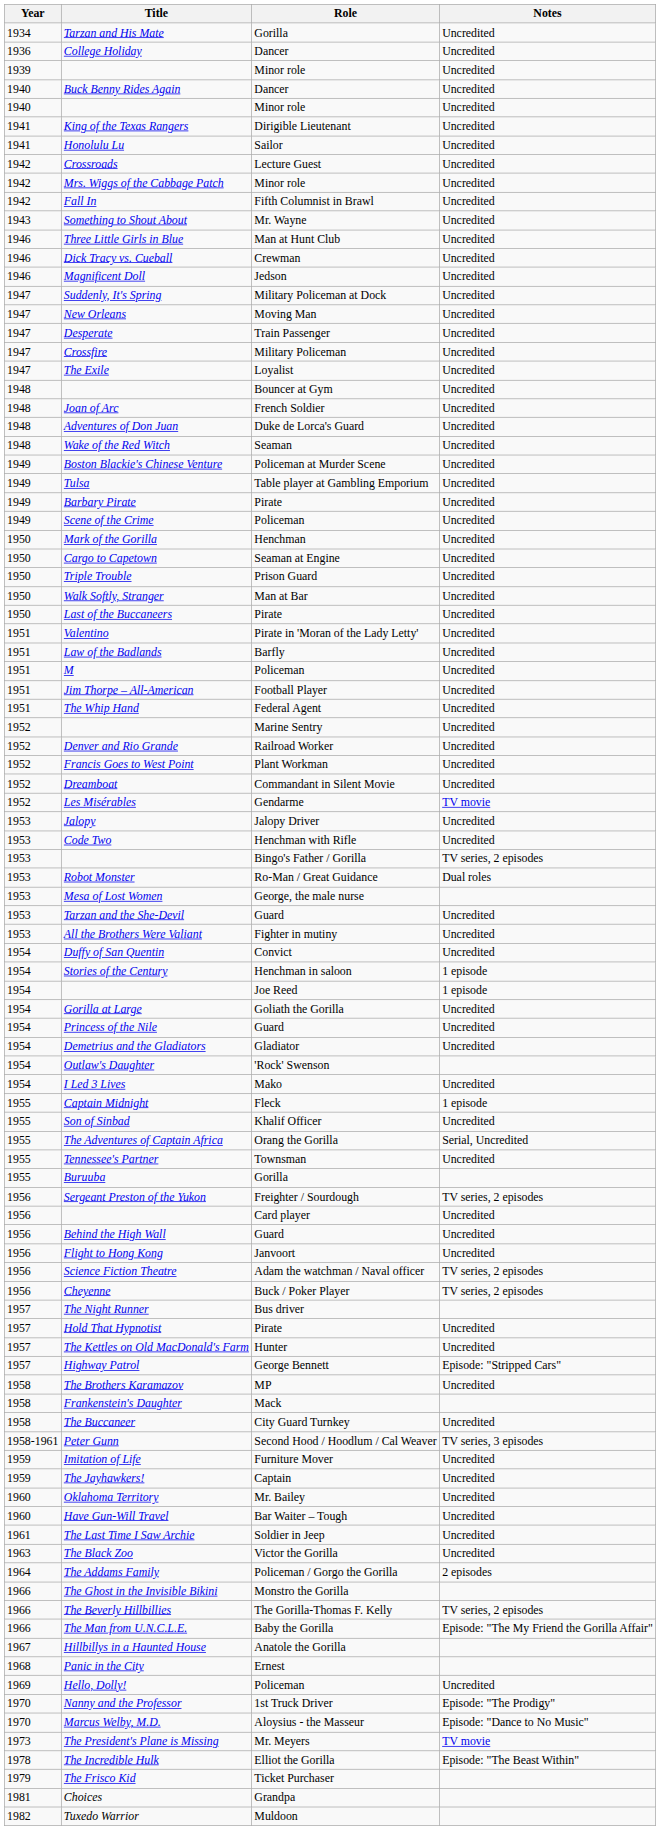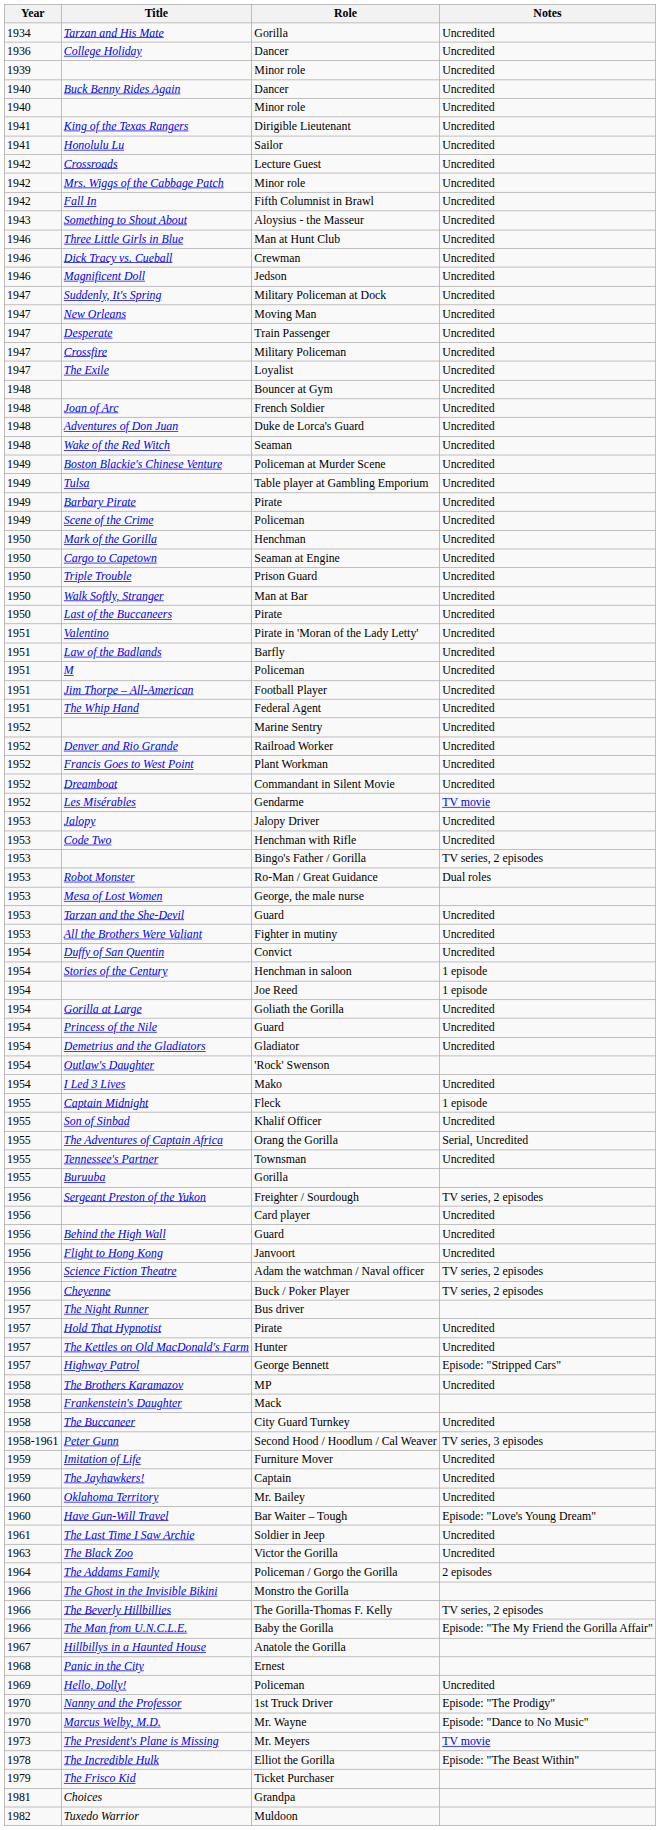(280, 220) Mr. Wayne -> (309, 220) Aloysius - the Masseur
(468, 1516) Uncredited -> (519, 1516) Episode: "Love's Young Dream"
(309, 1722) Aloysius - the Masseur -> (280, 1722) Mr. Wayne
